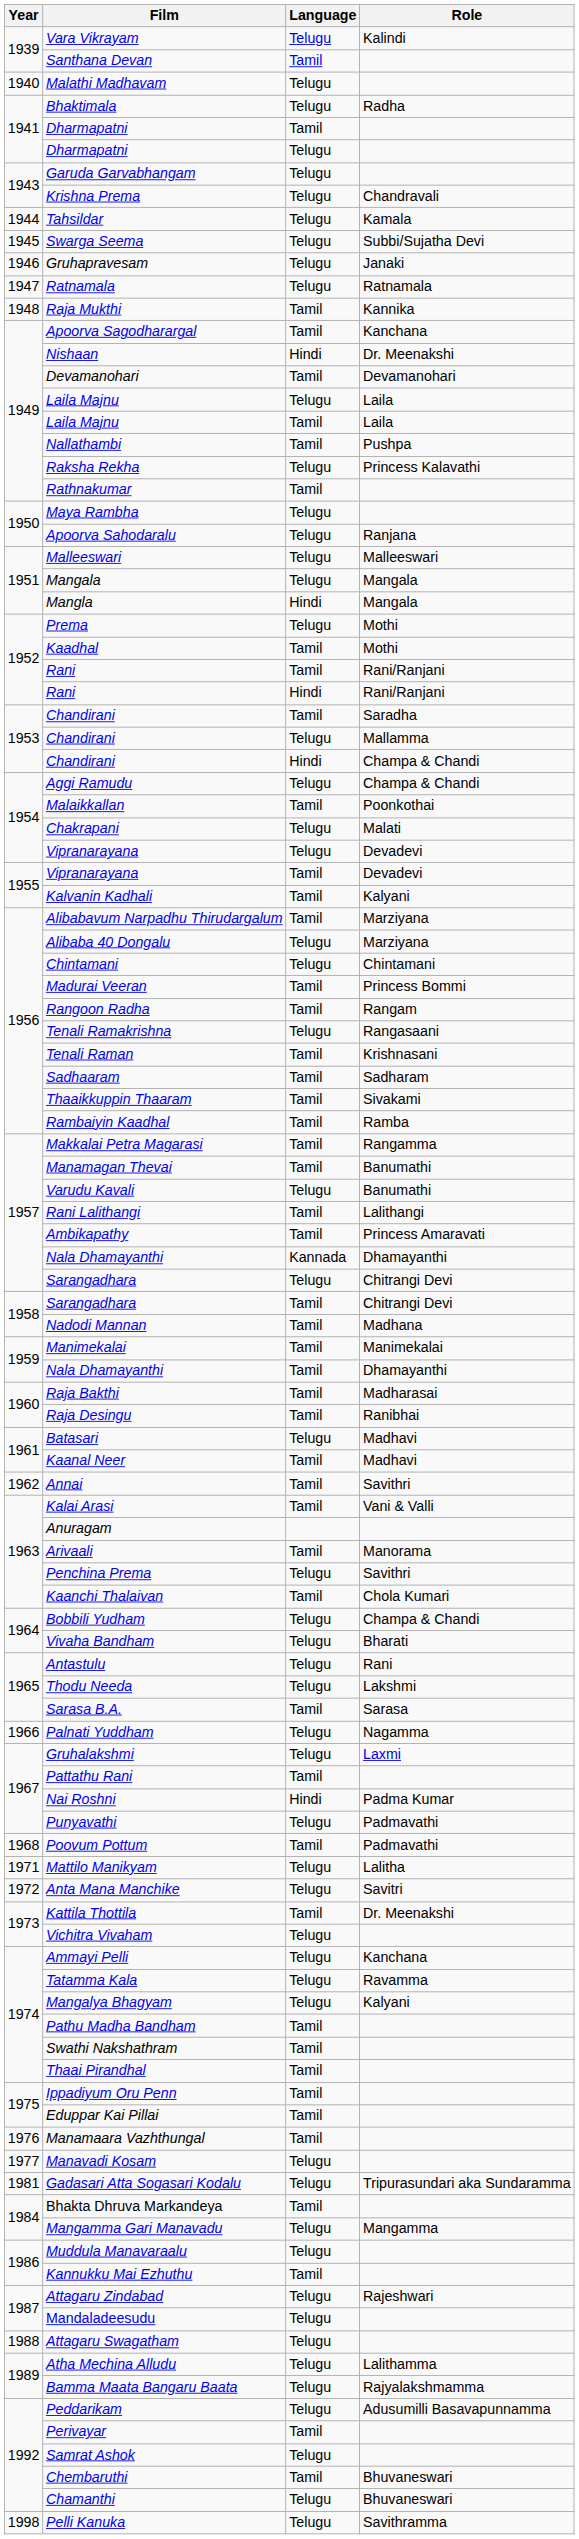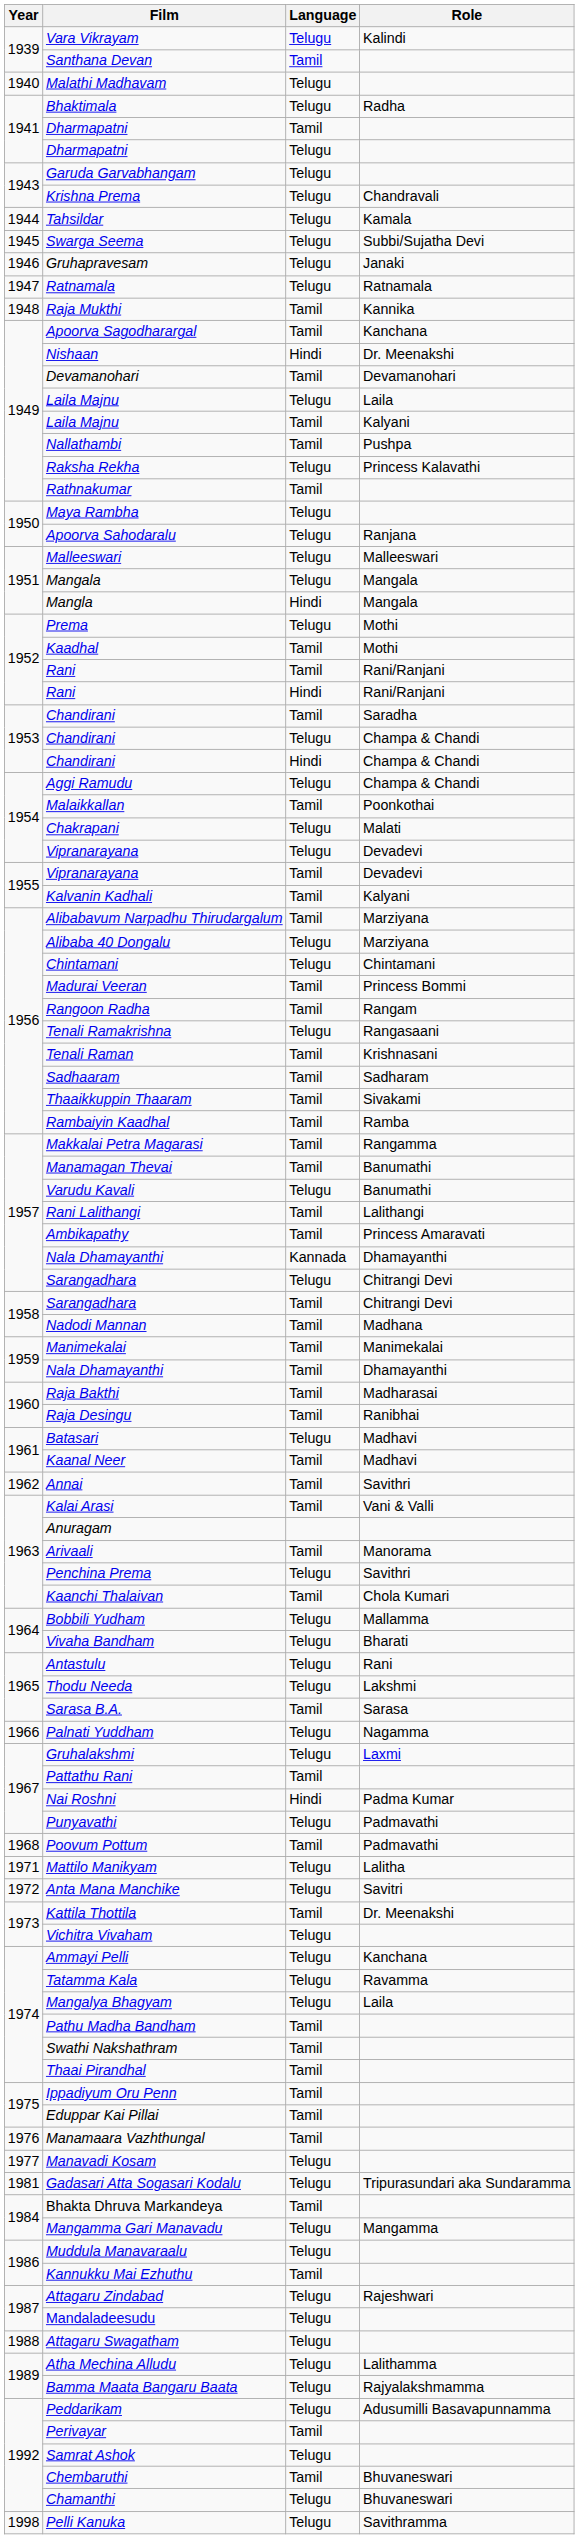(378, 422) Laila -> (386, 422) Kalyani
(396, 738) Mallamma -> (421, 738) Champa & Chandi
(421, 1619) Champa & Chandi -> (396, 1619) Mallamma
(386, 2003) Kalyani -> (378, 2003) Laila
